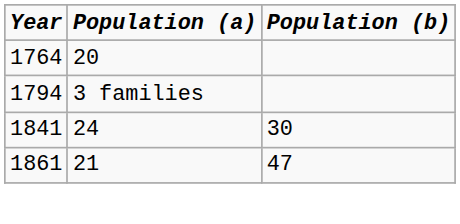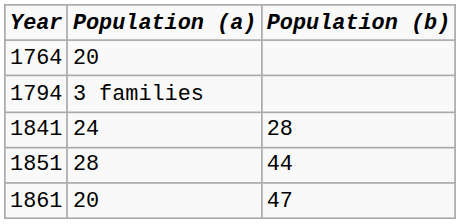(280, 129) 30 -> (280, 129) 28
+ row: (36, 165)
(86, 165) 21 -> (86, 201) 20
